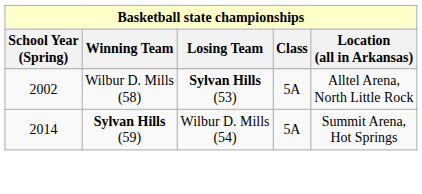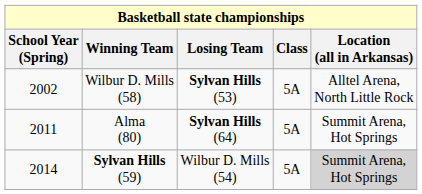+ row: (130, 129)
(364, 129) no background -> (364, 169) lightgrey background
